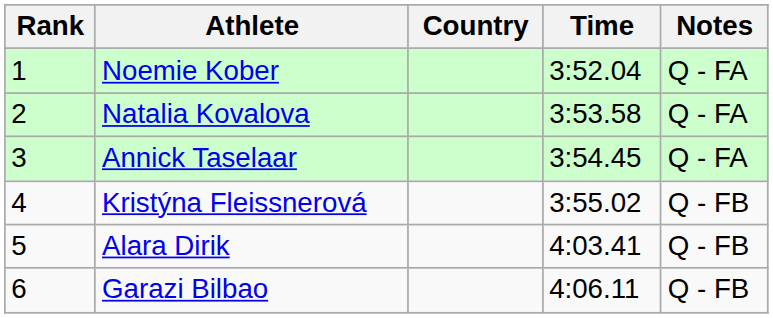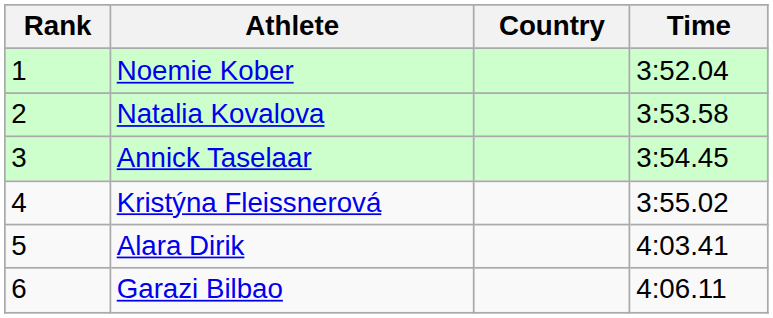- column: (715, 26)
